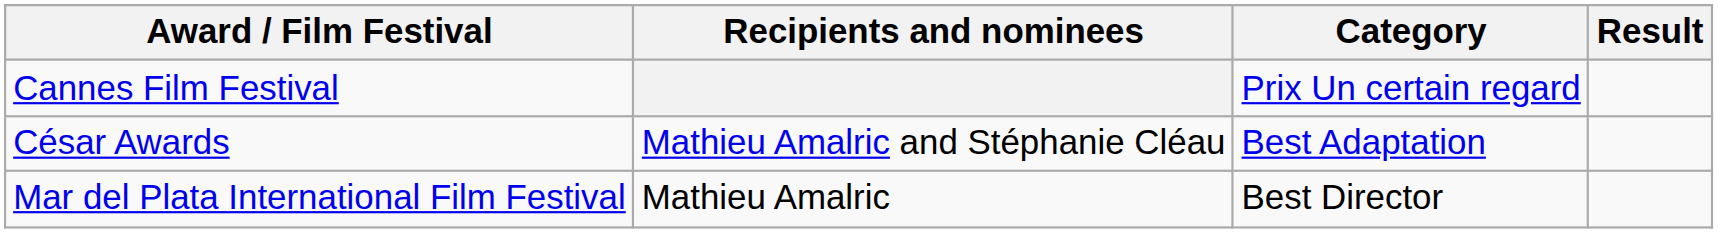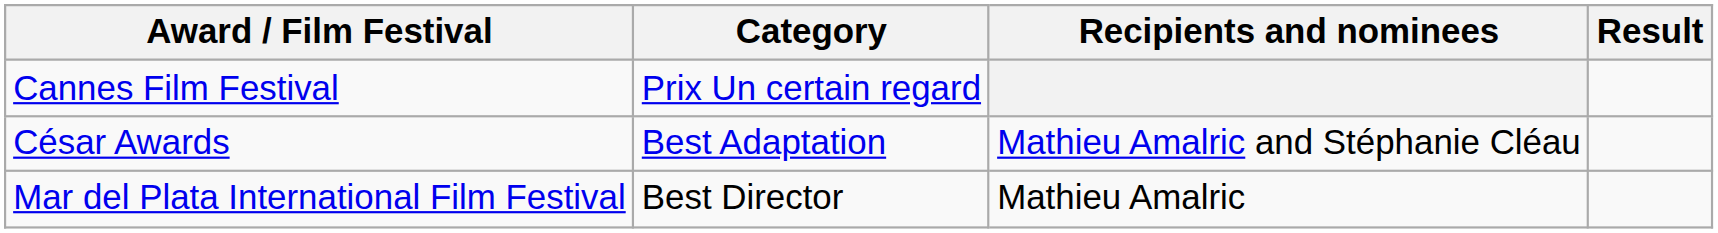columns swapped: (1411, 32) <-> (934, 32)
